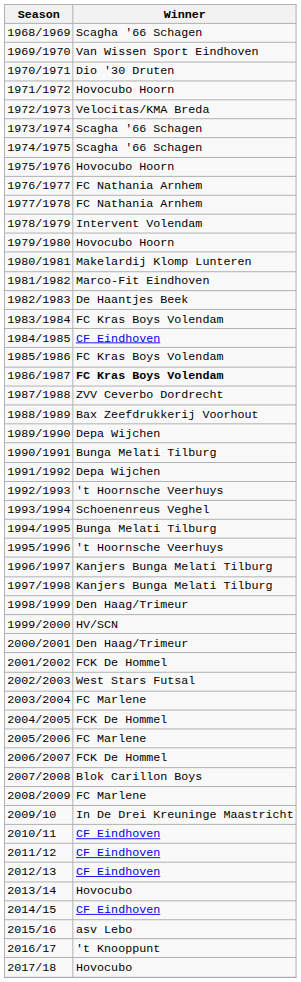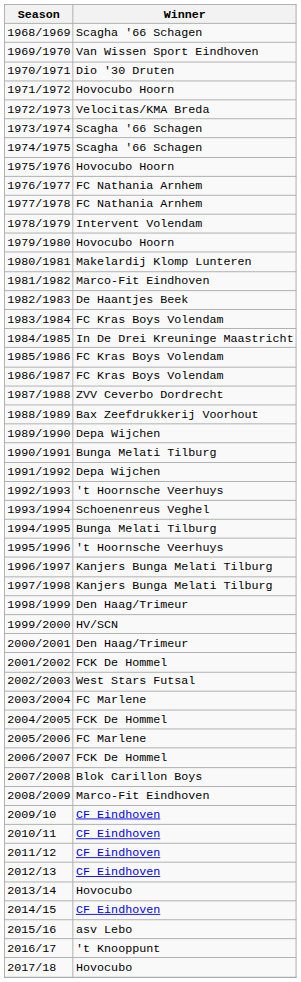(118, 338) CF Eindhoven -> (185, 338) In De Drei Kreuninge Maastricht
(150, 376) bold -> (150, 376) normal
(111, 796) FC Marlene -> (143, 796) Marco-Fit Eindhoven
(185, 815) In De Drei Kreuninge Maastricht -> (118, 815) CF Eindhoven
